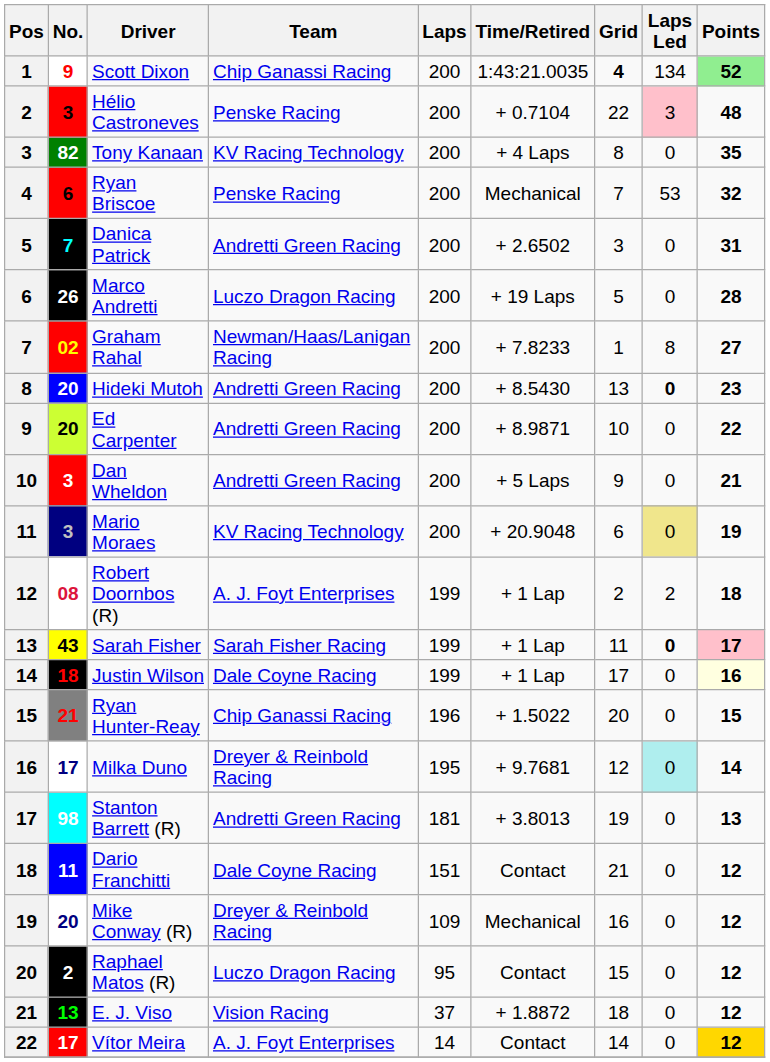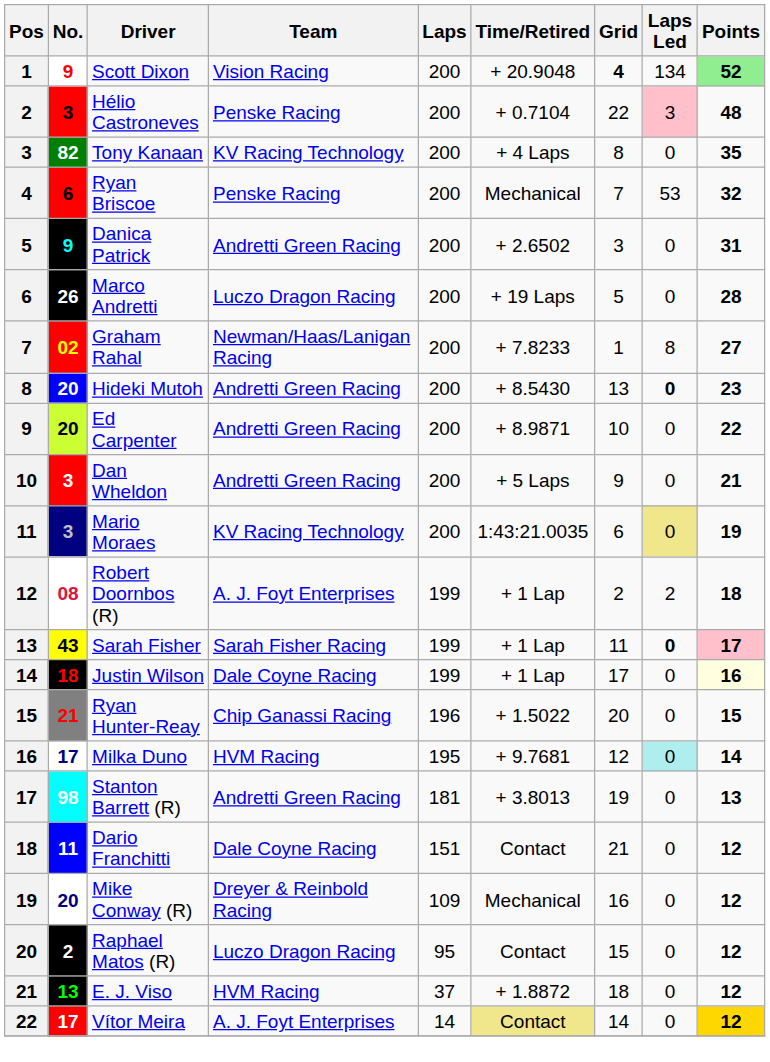(302, 71) Chip Ganassi Racing -> (271, 71) Vision Racing
(533, 71) 1:43:21.0035 -> (533, 71) + 20.9048
(68, 245) 7 -> (68, 245) 9
(533, 531) + 20.9048 -> (533, 531) 1:43:21.0035
(291, 767) Dreyer & Reinbold Racing -> (266, 756) HVM Racing
(271, 1013) Vision Racing -> (266, 991) HVM Racing
(533, 1043) no background -> (533, 1022) khaki background
